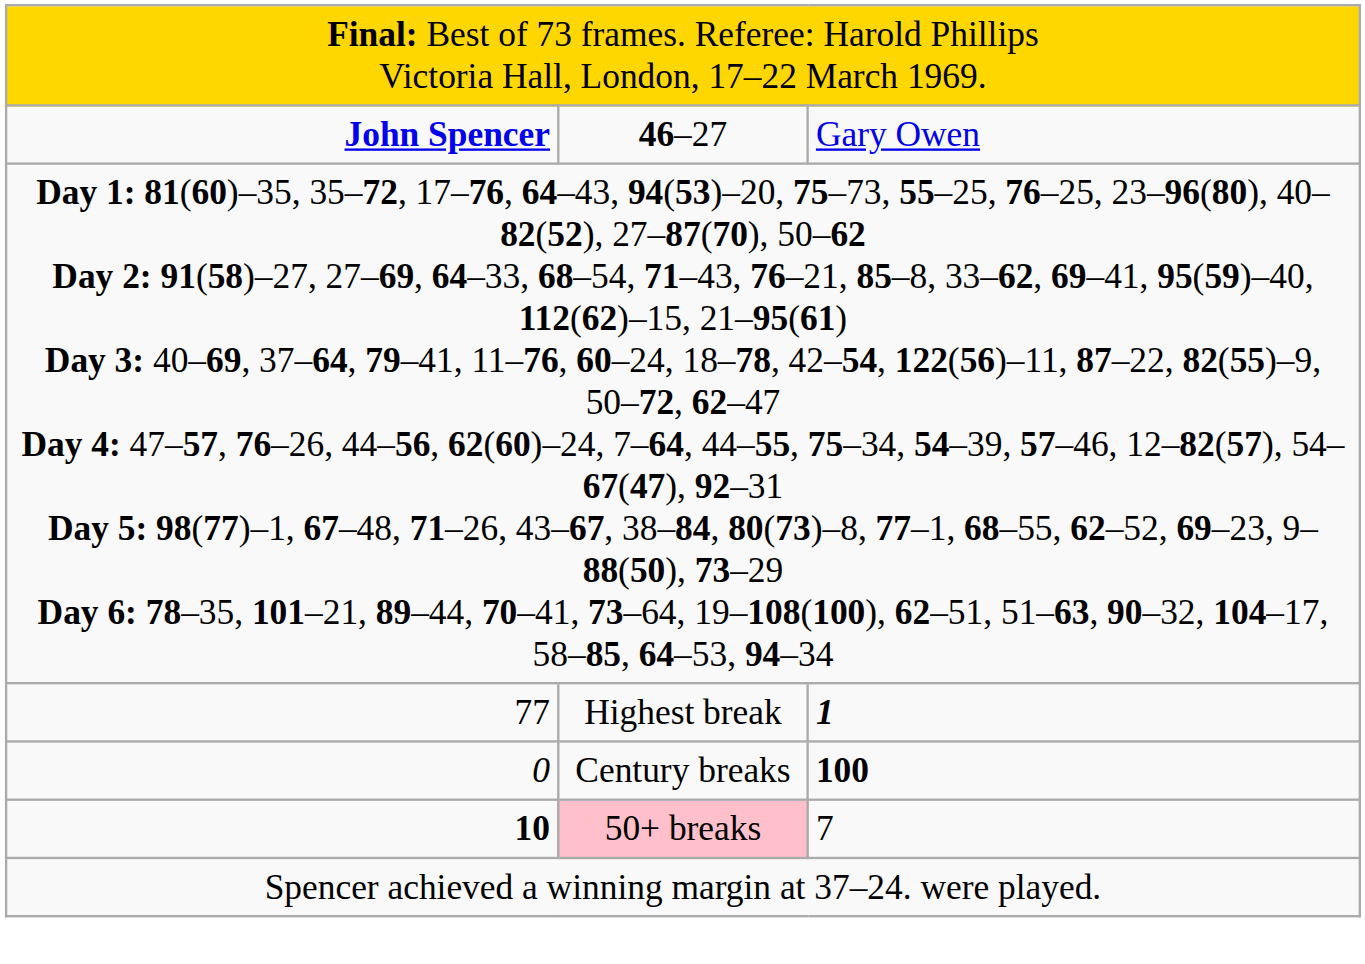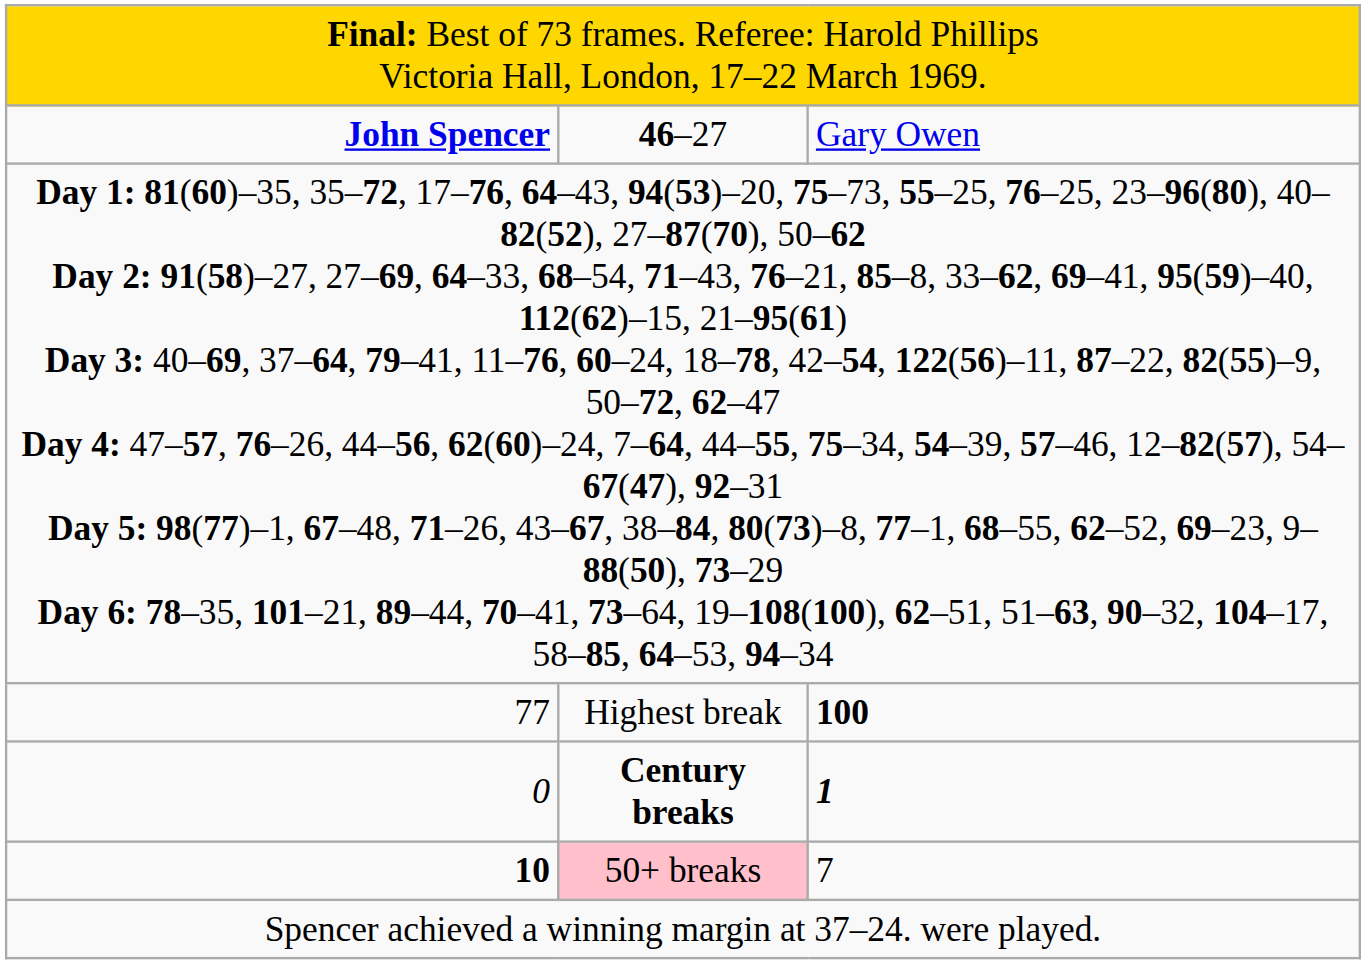(825, 712) 1 -> (842, 712) 100
(683, 770) normal -> (683, 791) bold
(842, 770) 100 -> (825, 791) 1
